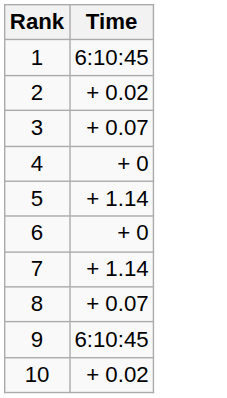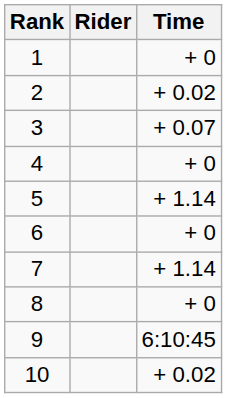+ column: (103, 22)
(112, 57) 6:10:45 -> (200, 57) + 0
(117, 304) + 0.07 -> (200, 304) + 0
